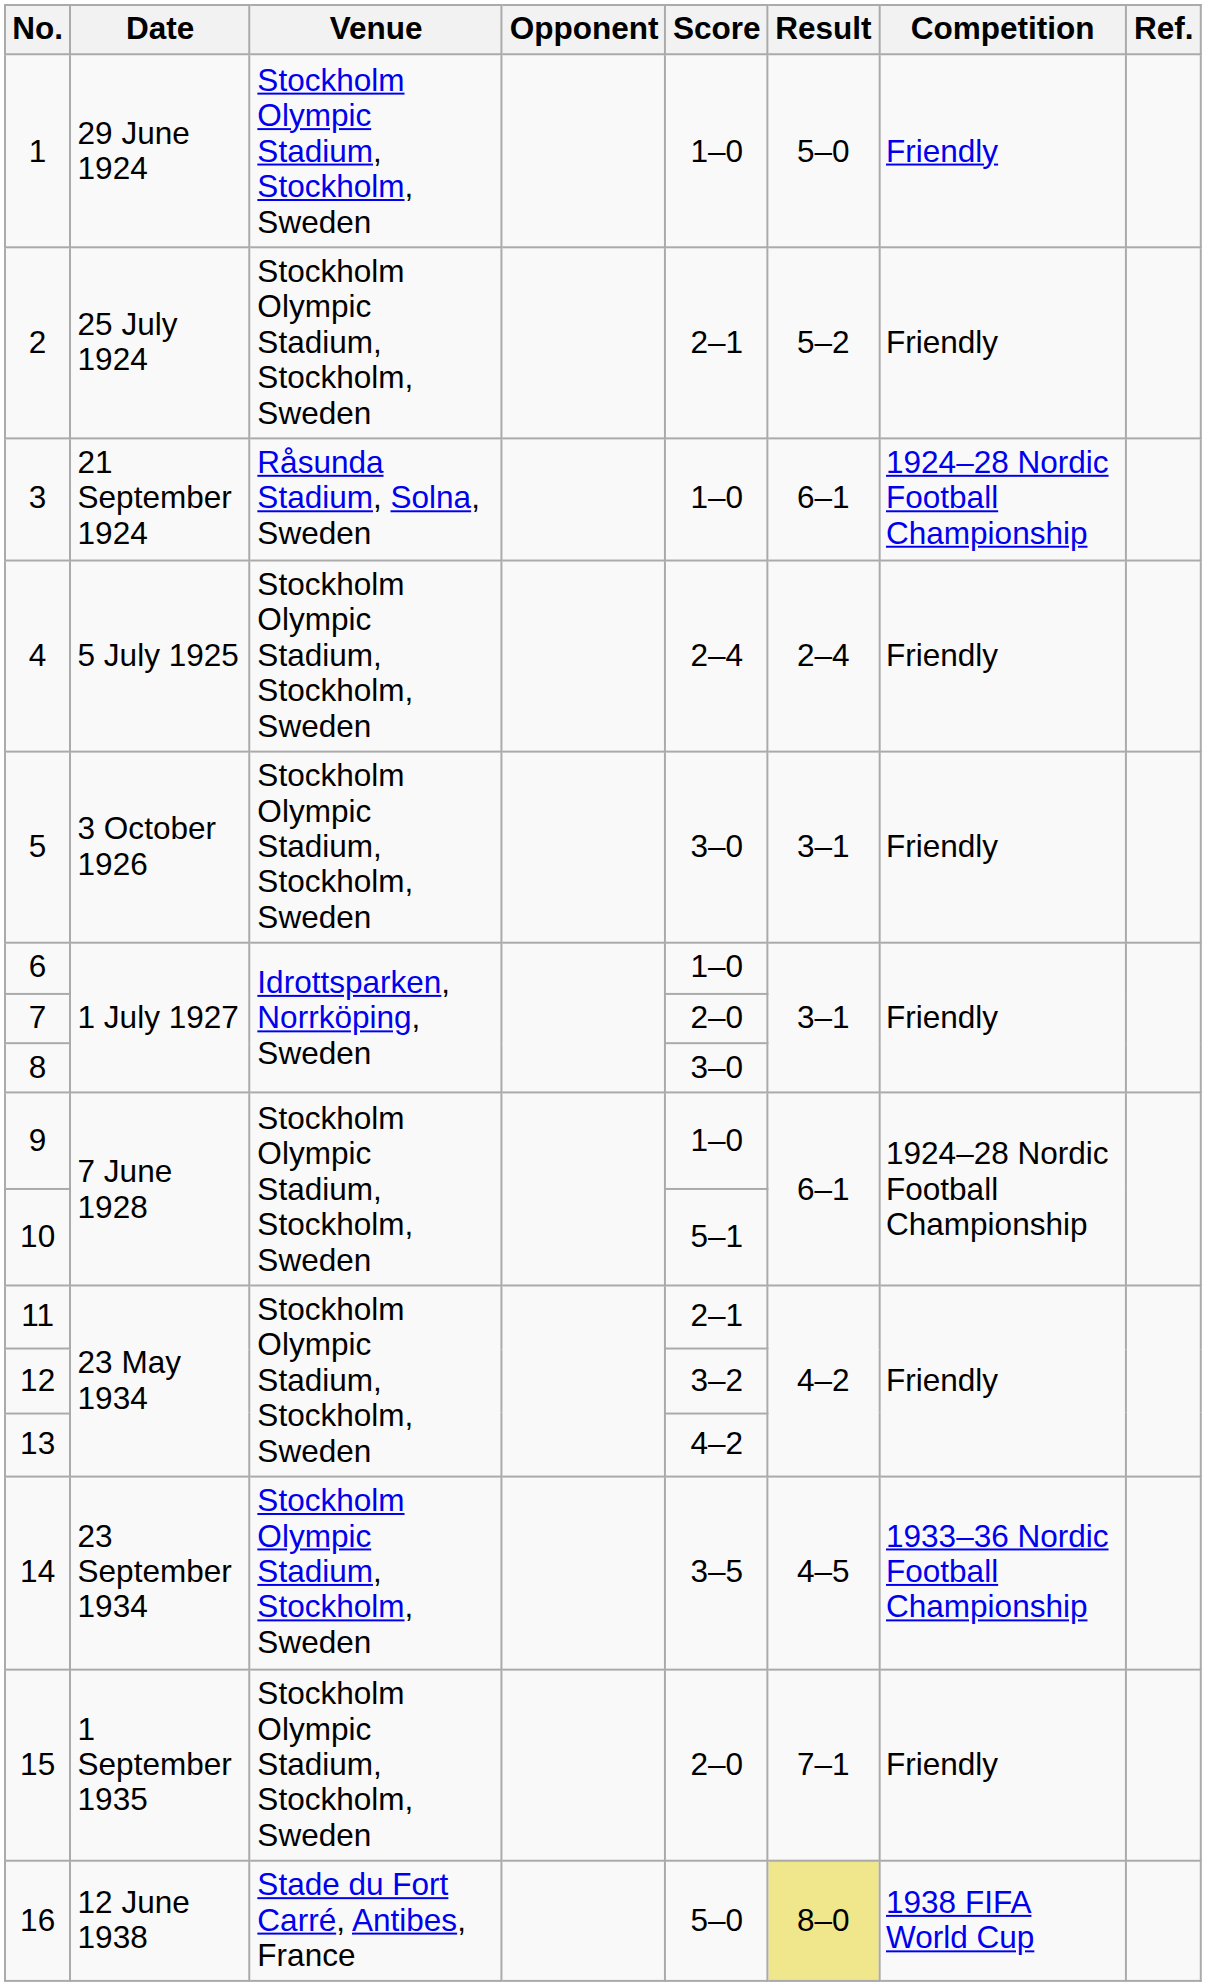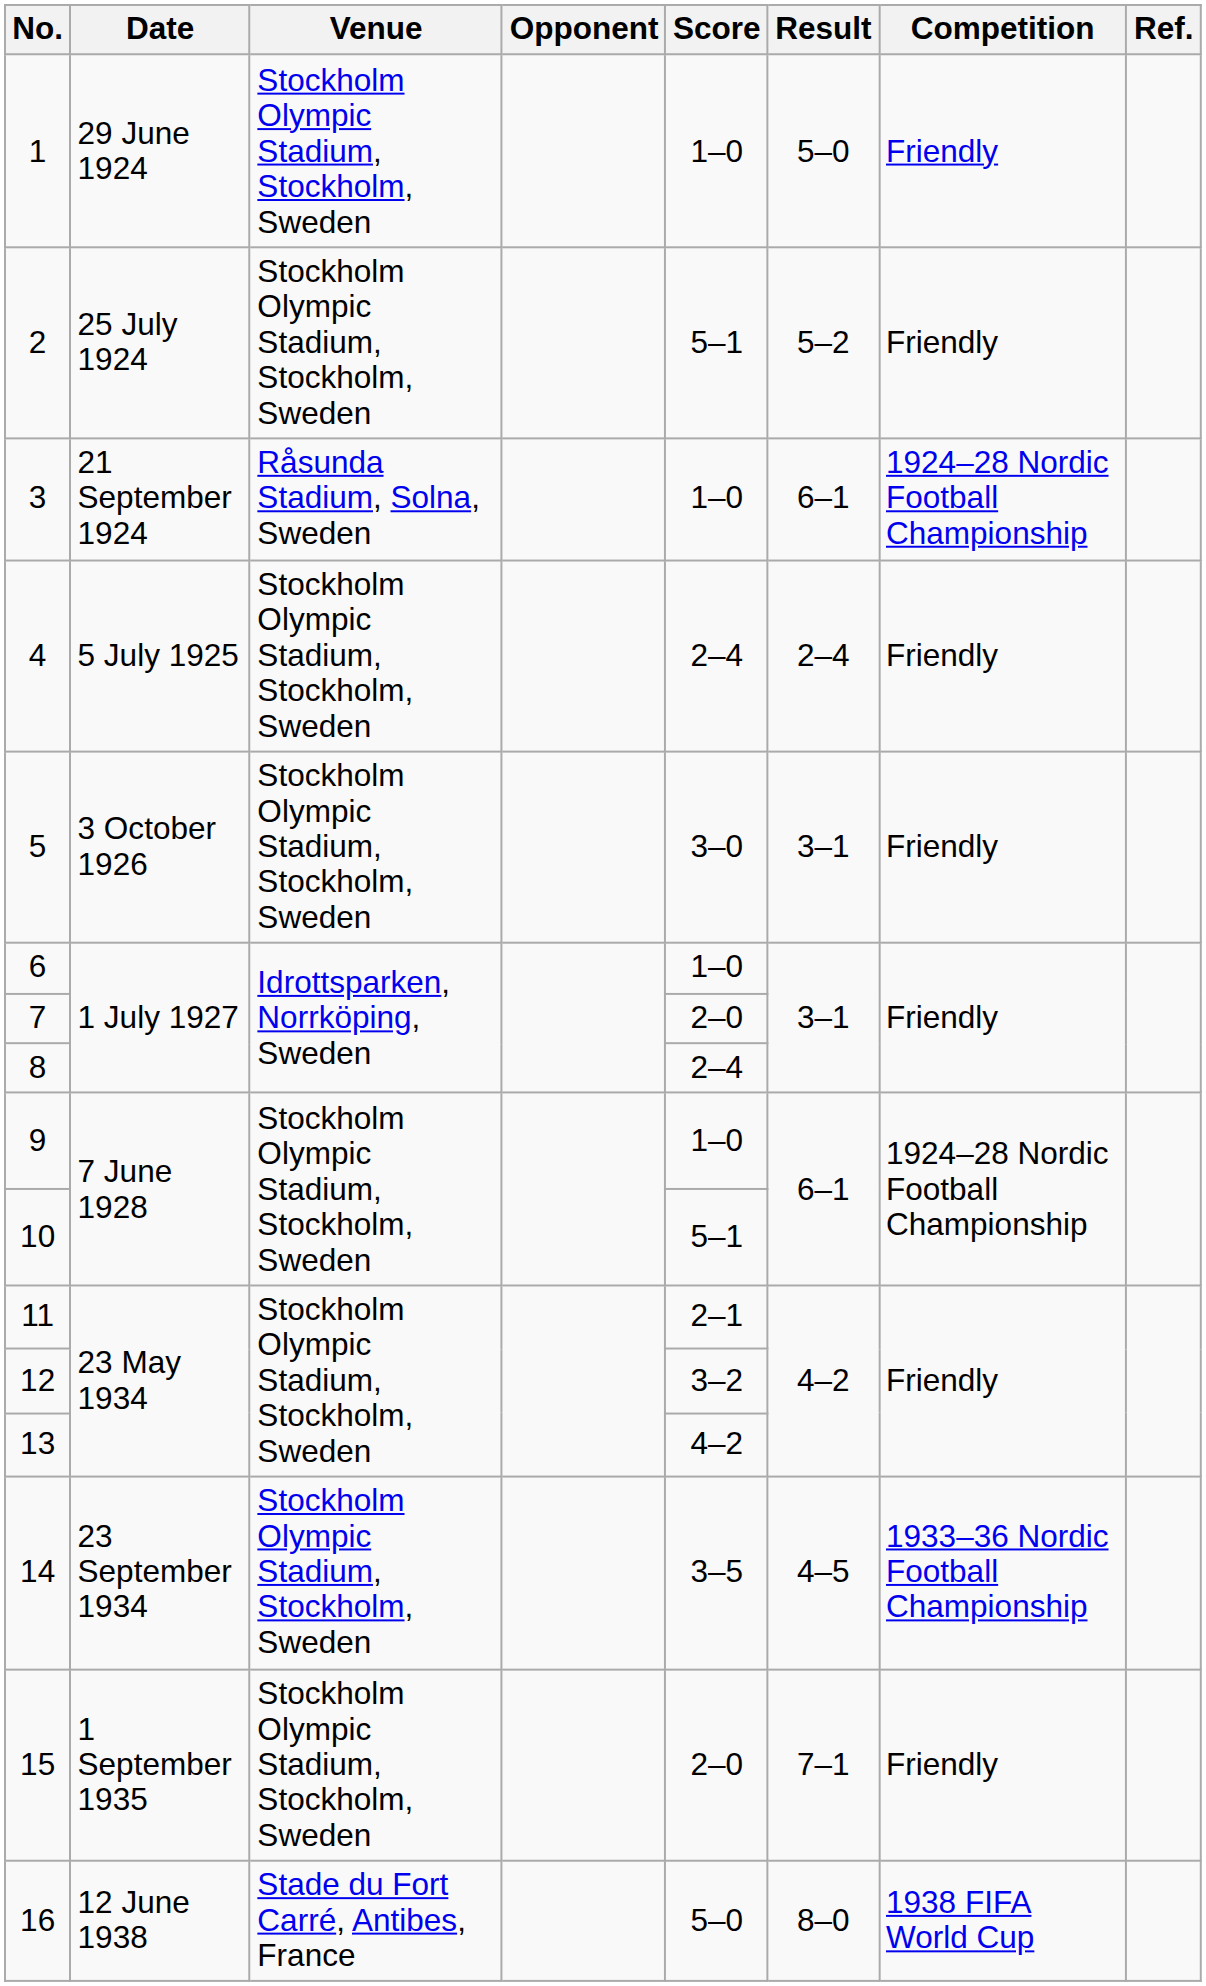(717, 342) 2–1 -> (717, 342) 5–1
(717, 1067) 3–0 -> (717, 1067) 2–4
(823, 1920) khaki background -> (823, 1920) no background
